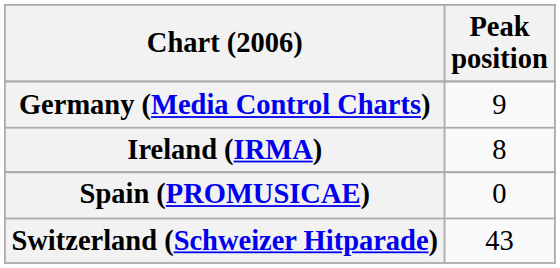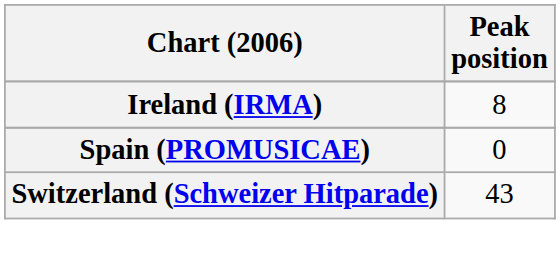- row: (225, 104)
